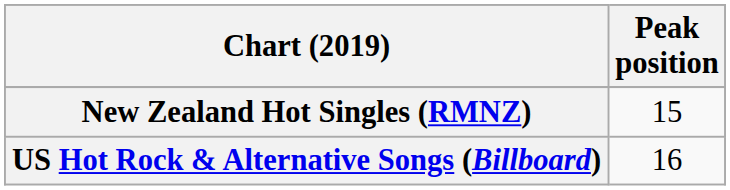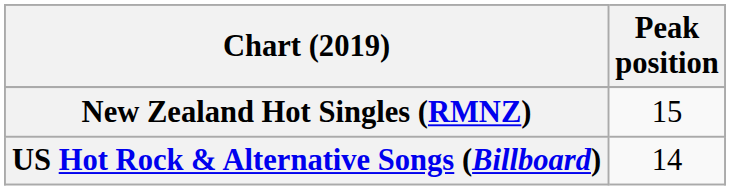(667, 160) 16 -> (667, 160) 14
